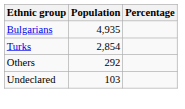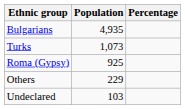(108, 46) 2,854 -> (112, 46) 1,073
+ row: (38, 63)
(112, 63) 292 -> (115, 79) 229
